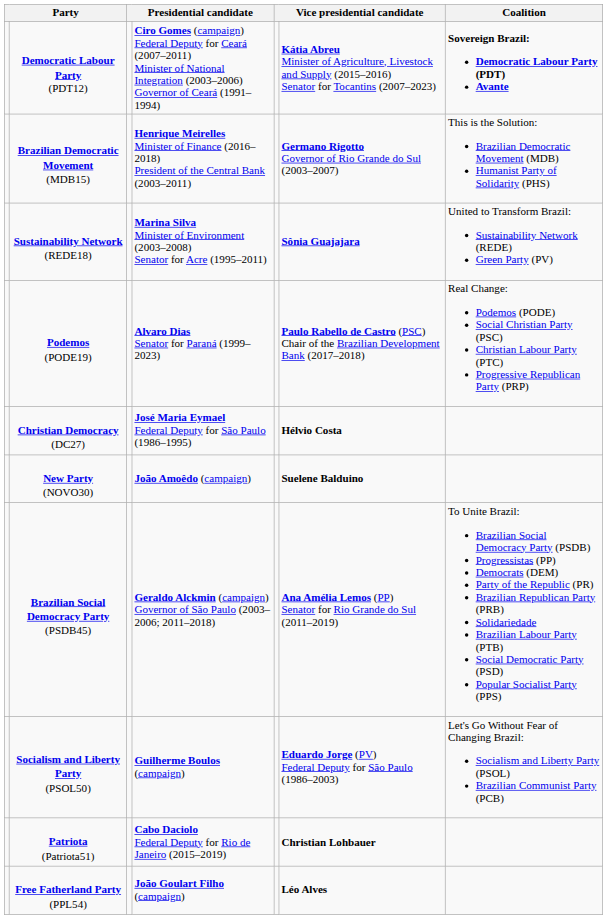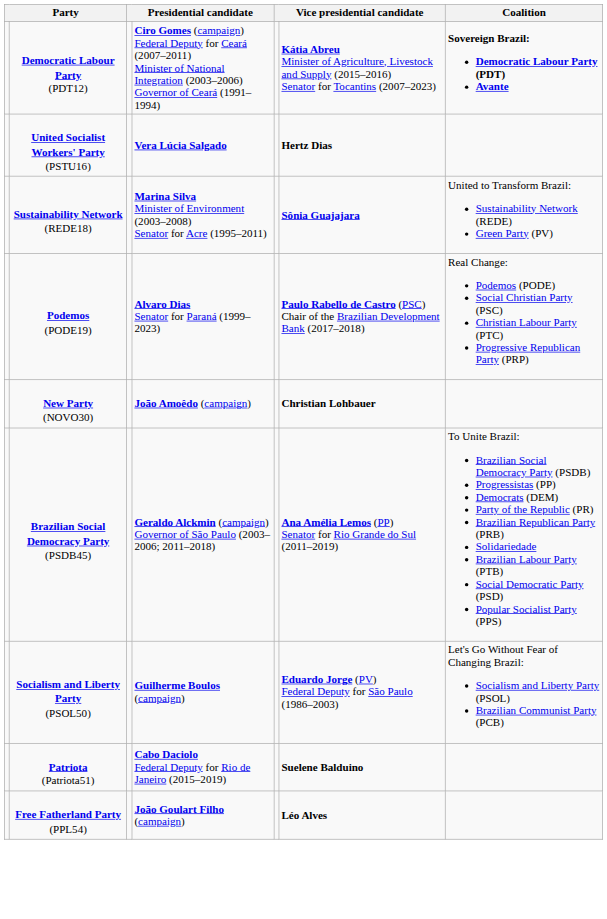- row: (68, 165)
+ row: (68, 152)
- row: (68, 437)
(322, 478) Suelene Balduino -> (329, 403) Christian Lohbauer
(329, 842) Christian Lohbauer -> (322, 767) Suelene Balduino
